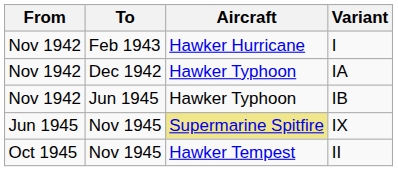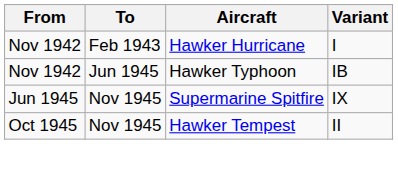- row: (340, 71)
(247, 125) khaki background -> (247, 98) no background
